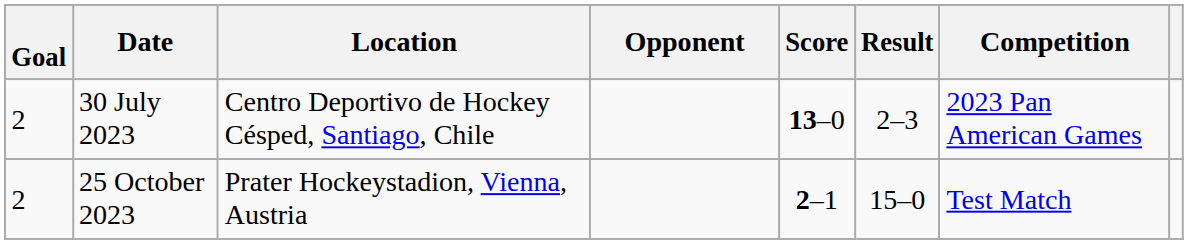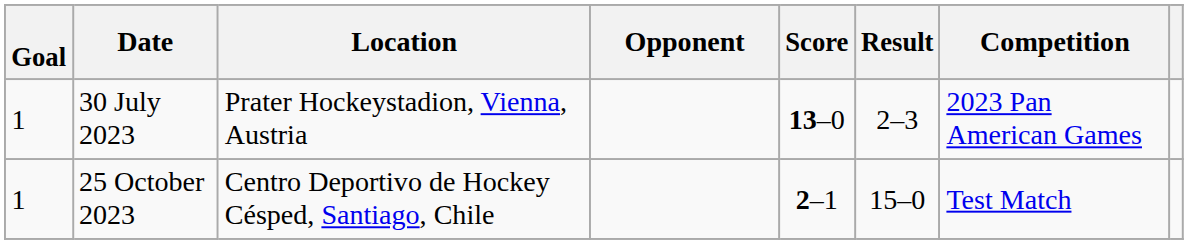(19, 119) 2 -> (19, 119) 1
(387, 119) Centro Deportivo de Hockey Césped, Santiago, Chile -> (396, 119) Prater Hockeystadion, Vienna, Austria
(19, 199) 2 -> (19, 199) 1
(396, 199) Prater Hockeystadion, Vienna, Austria -> (387, 199) Centro Deportivo de Hockey Césped, Santiago, Chile
